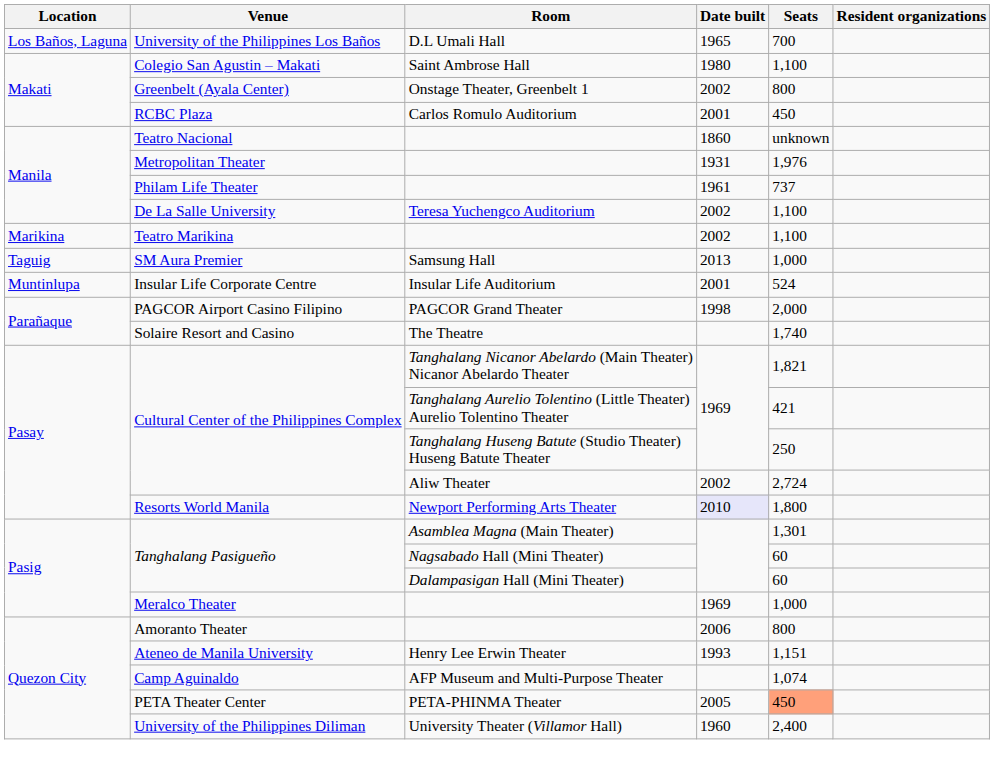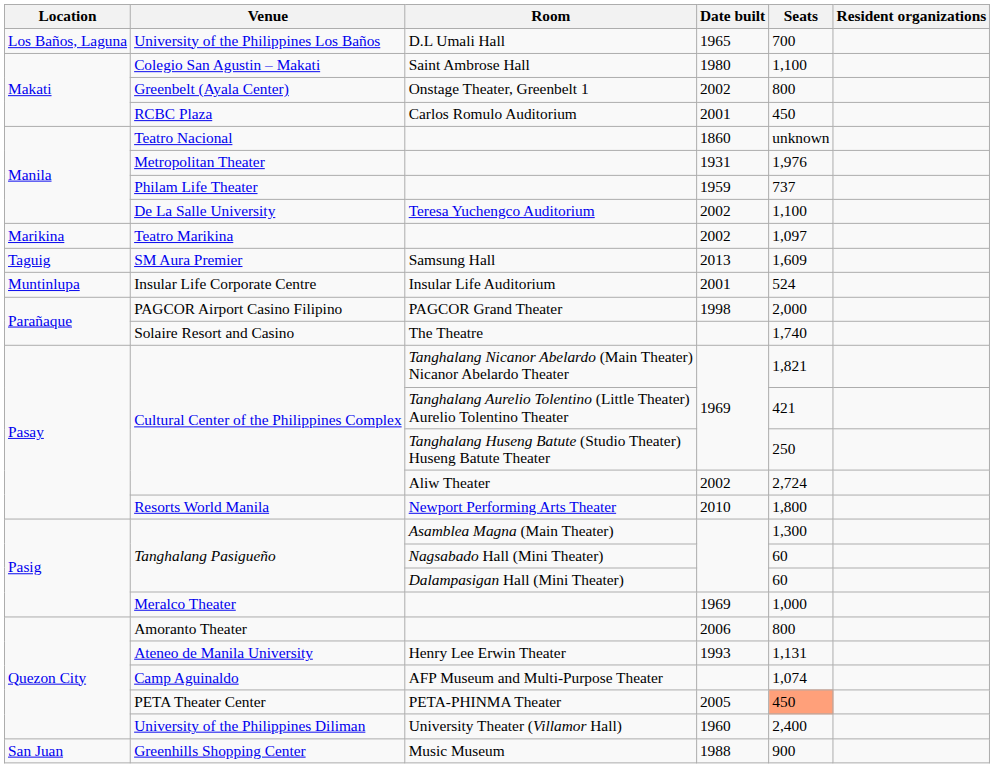(715, 187) 1961 -> (715, 187) 1959
(790, 235) 1,100 -> (790, 235) 1,097
(790, 260) 1,000 -> (790, 260) 1,609
(715, 507) lavender background -> (715, 507) no background
(790, 531) 1,301 -> (790, 531) 1,300
(790, 653) 1,151 -> (790, 653) 1,131
+ row: (220, 750)
